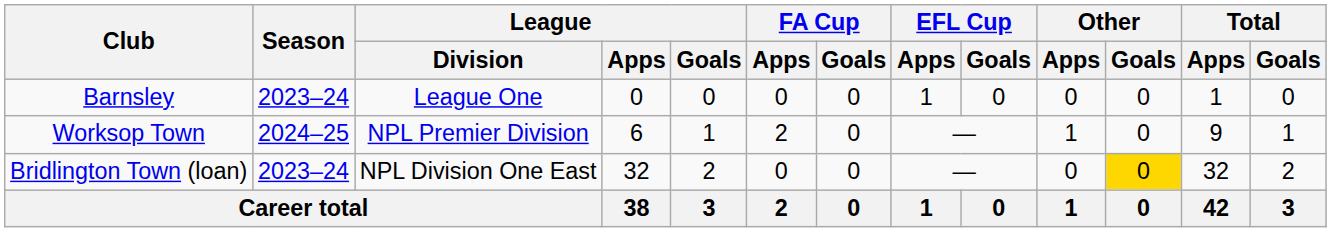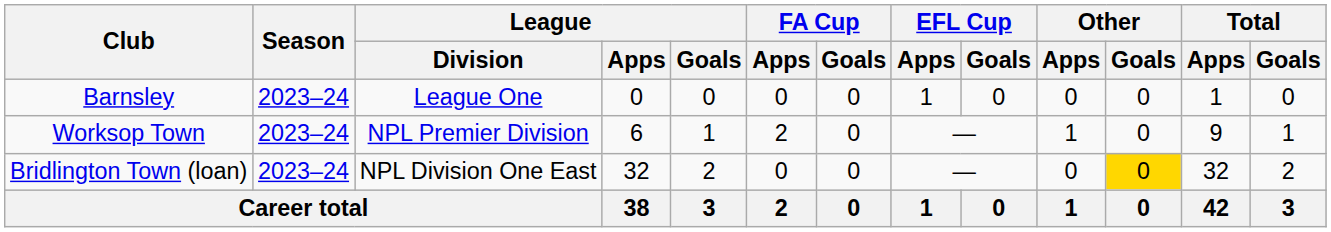(304, 134) 2024–25 -> (304, 134) 2023–24
